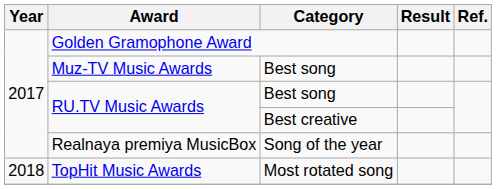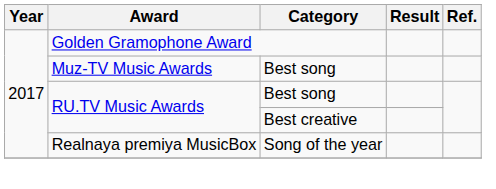- row: (126, 171)
